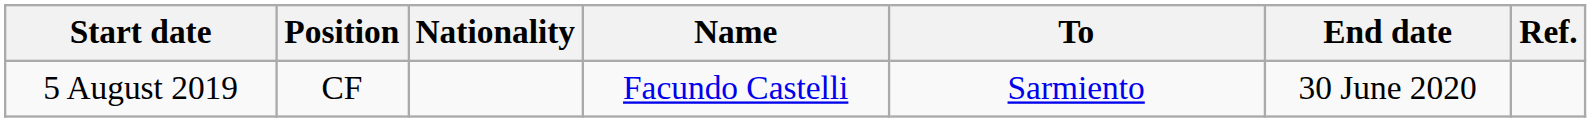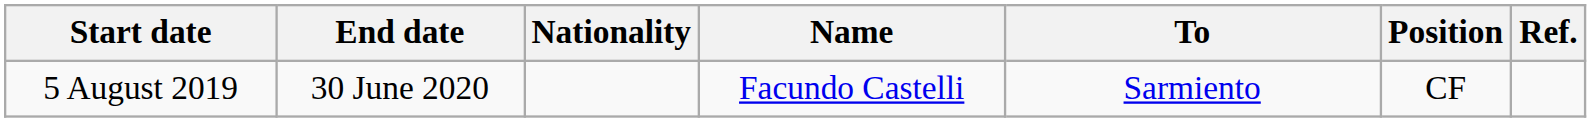columns swapped: (342, 32) <-> (1388, 32)
